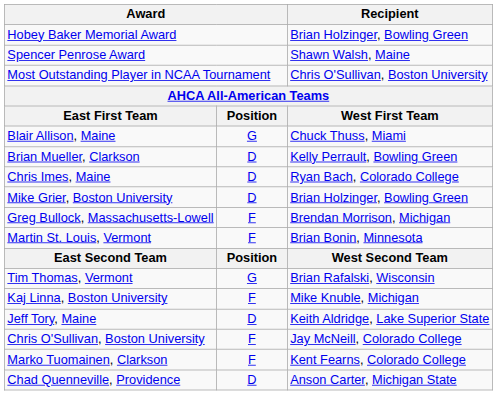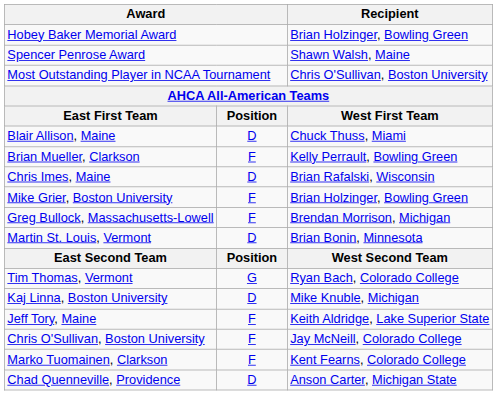(252, 136) G -> (252, 136) D
(252, 156) D -> (252, 156) F
(374, 177) Ryan Bach, Colorado College -> (362, 177) Brian Rafalski, Wisconsin
(252, 197) D -> (252, 197) F
(252, 237) F -> (252, 237) D
(362, 278) Brian Rafalski, Wisconsin -> (374, 278) Ryan Bach, Colorado College
(252, 298) F -> (252, 298) D
(252, 319) D -> (252, 319) F
